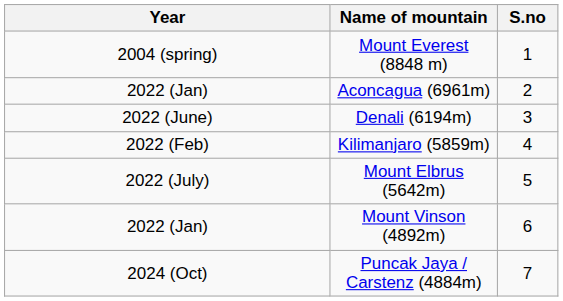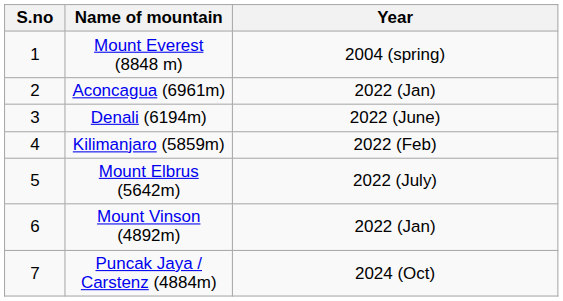columns swapped: (528, 17) <-> (167, 17)
